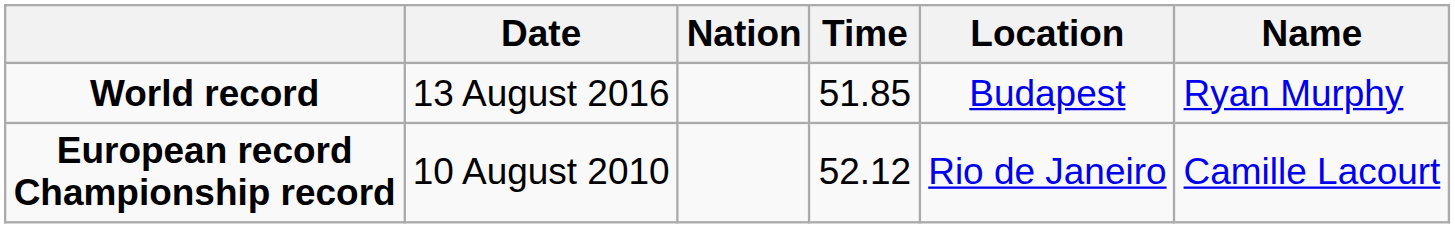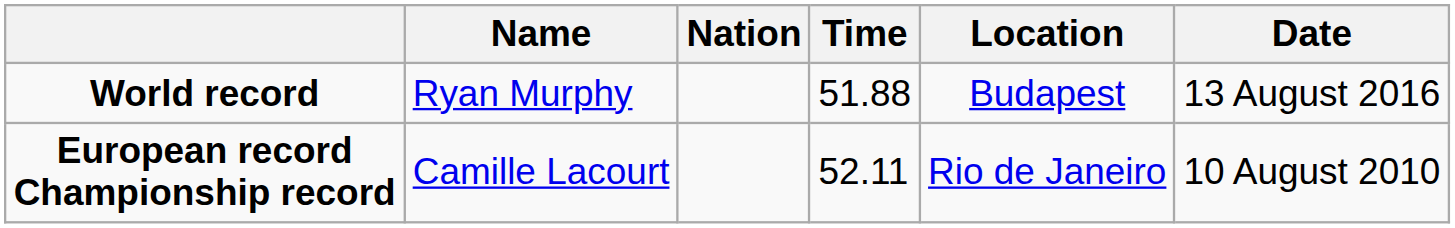columns swapped: (1312, 33) <-> (541, 33)
(865, 92) 51.85 -> (865, 92) 51.88
(865, 171) 52.12 -> (863, 171) 52.11
